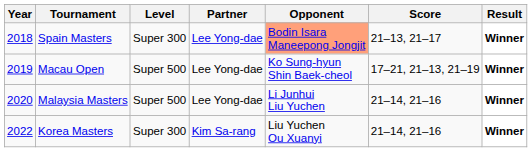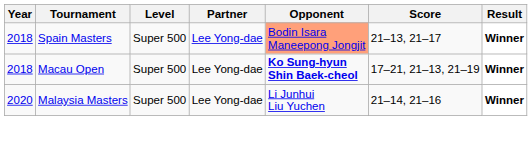(160, 38) Super 300 -> (160, 38) Super 500
(20, 69) 2019 -> (20, 69) 2018
(310, 69) normal -> (313, 69) bold
- row: (76, 131)
